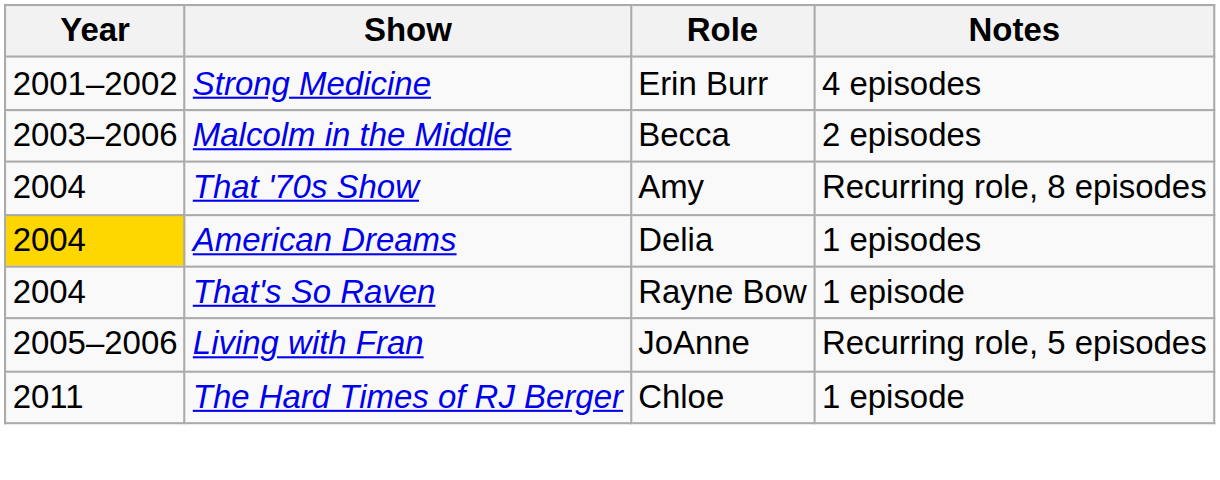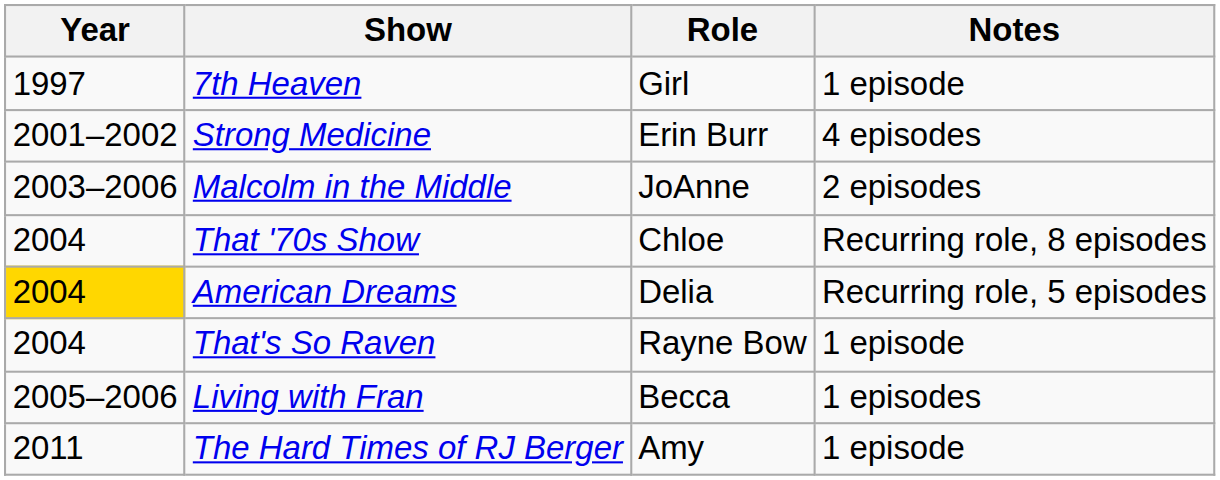+ row: (277, 82)
(684, 135) Becca -> (694, 187) JoAnne
(671, 187) Amy -> (681, 239) Chloe
(902, 239) 1 episodes -> (1014, 291) Recurring role, 5 episodes
(694, 344) JoAnne -> (684, 396) Becca
(1014, 344) Recurring role, 5 episodes -> (902, 396) 1 episodes
(681, 396) Chloe -> (671, 448) Amy
